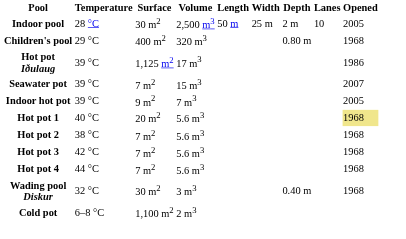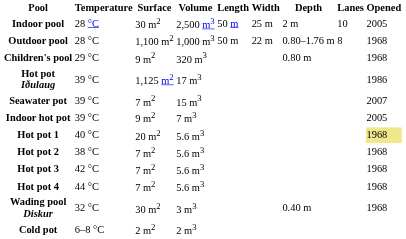+ row: (38, 40)
(151, 40) 400 m2 -> (145, 57) 9 m2
(154, 212) 1,100 m2 -> (145, 229) 2 m2
